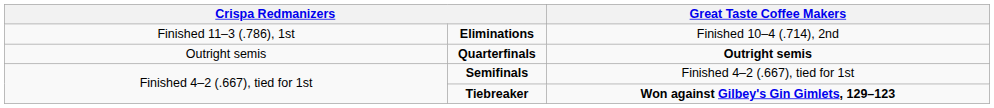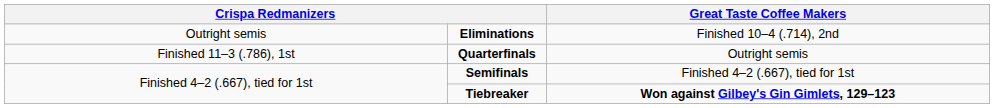(226, 34) Finished 11–3 (.786), 1st -> (226, 34) Outright semis
(226, 53) Outright semis -> (226, 53) Finished 11–3 (.786), 1st
(768, 53) bold -> (768, 53) normal
